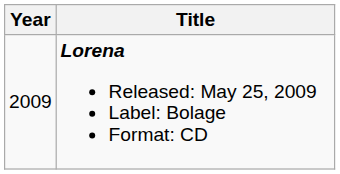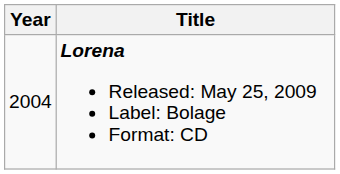(30, 101) 2009 -> (30, 101) 2004
